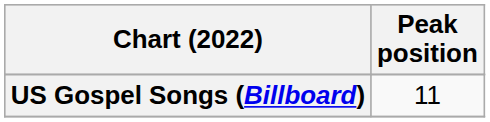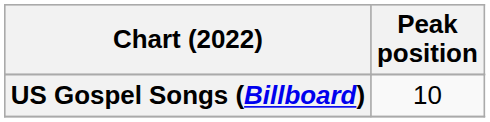(427, 95) 11 -> (427, 95) 10
